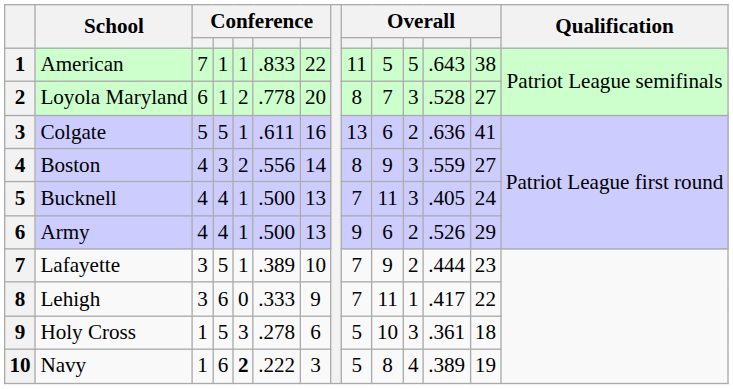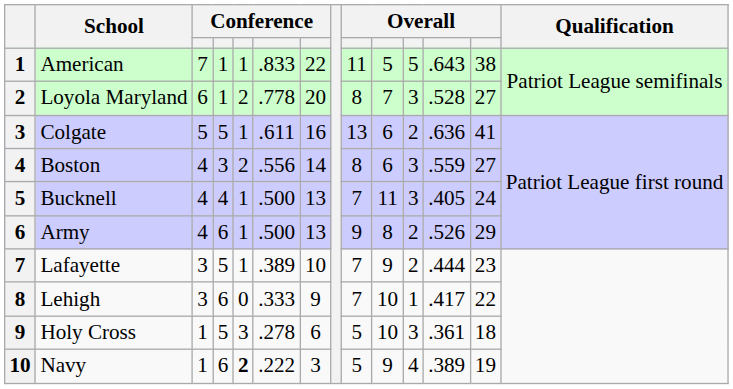(388, 164) 9 -> (388, 164) 6
(223, 231) 4 -> (223, 231) 6
(388, 231) 6 -> (388, 231) 8
(388, 298) 11 -> (388, 298) 10
(388, 365) 8 -> (388, 365) 9
